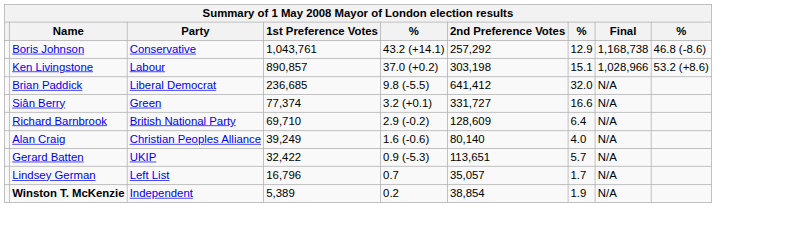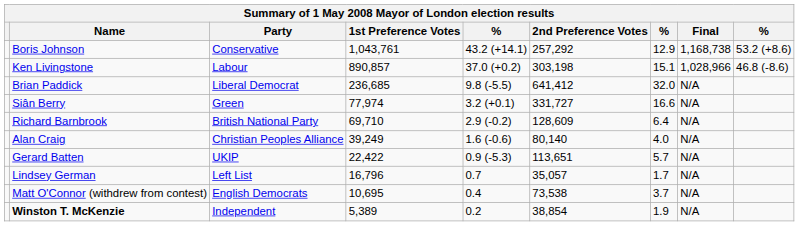(680, 49) 46.8 (-8.6) -> (764, 49) 53.2 (+8.6)
(681, 67) 53.2 (+8.6) -> (762, 67) 46.8 (-8.6)
(284, 103) 77,374 -> (366, 103) 77,974
(284, 157) 32,422 -> (366, 157) 22,422
+ row: (110, 193)
